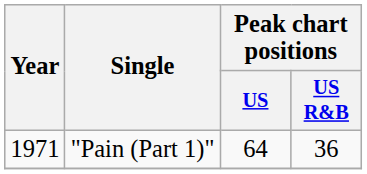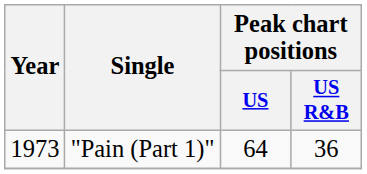(35, 148) 1971 -> (35, 148) 1973
